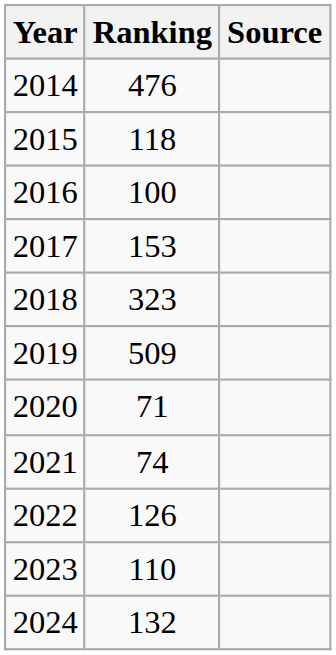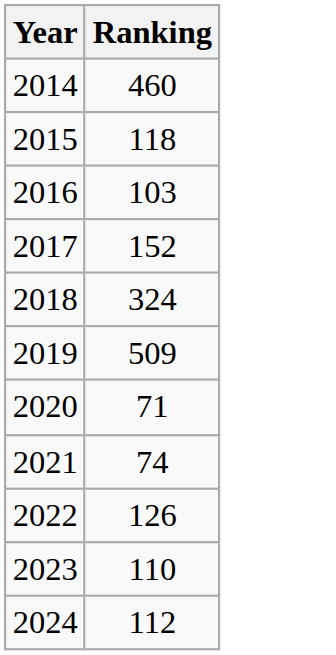- column: (275, 31)
(152, 85) 476 -> (152, 85) 460
(152, 192) 100 -> (152, 192) 103
(152, 246) 153 -> (152, 246) 152
(152, 299) 323 -> (152, 299) 324
(152, 621) 132 -> (152, 621) 112
